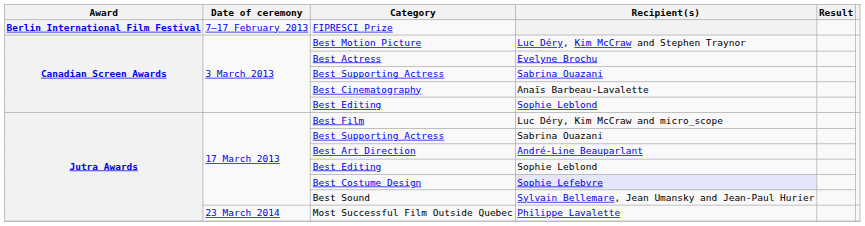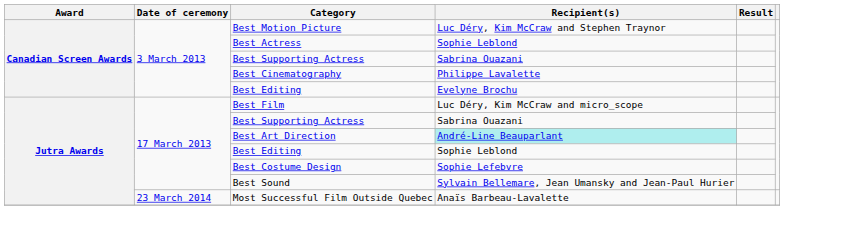- row: (257, 28)
(557, 58) Evelyne Brochu -> (477, 43) Sophie Leblond
(583, 89) Anaïs Barbeau-Lavalette -> (489, 74) Philippe Lavalette
(557, 105) Sophie Leblond -> (477, 89) Evelyne Brochu
(580, 151) no background -> (500, 136) paleturquoise background
(560, 182) lavender background -> (480, 167) no background
(569, 213) Philippe Lavalette -> (503, 198) Anaïs Barbeau-Lavalette
